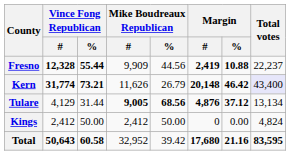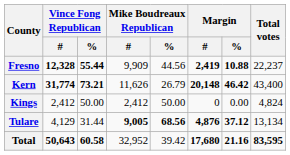(268, 84) lavender background -> (268, 84) no background
rows swapped: (24, 122) <-> (24, 103)
